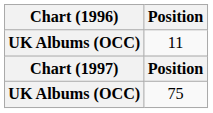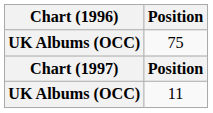rows swapped: (176, 42) <-> (176, 94)
